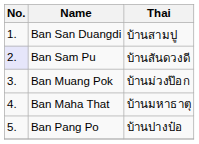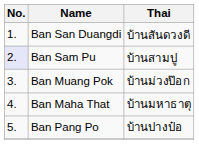(152, 34) บ้านสามปู -> (158, 34) บ้านสันดวงดี
(158, 58) บ้านสันดวงดี -> (152, 58) บ้านสามปู
